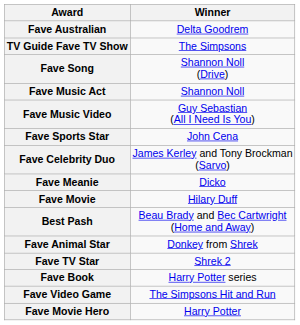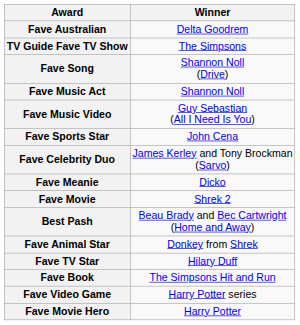(213, 199) Hilary Duff -> (213, 199) Shrek 2
(213, 261) Shrek 2 -> (213, 261) Hilary Duff
(213, 278) Harry Potter series -> (213, 278) The Simpsons Hit and Run
(213, 294) The Simpsons Hit and Run -> (213, 294) Harry Potter series
